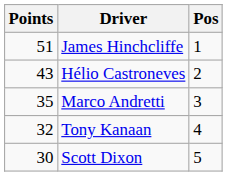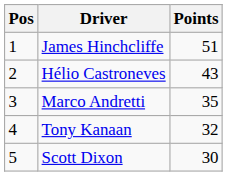columns swapped: (206, 18) <-> (31, 18)
